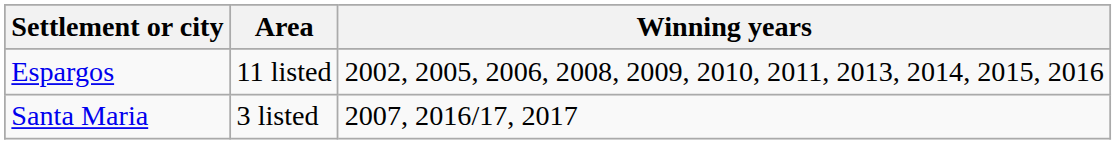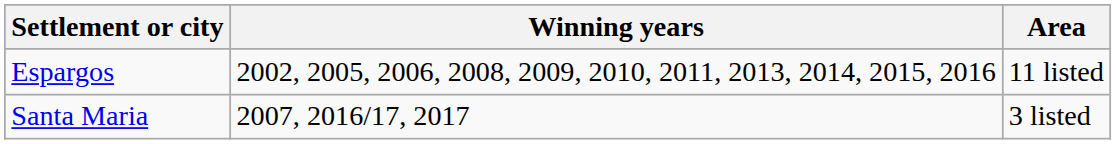columns swapped: (284, 26) <-> (724, 26)
